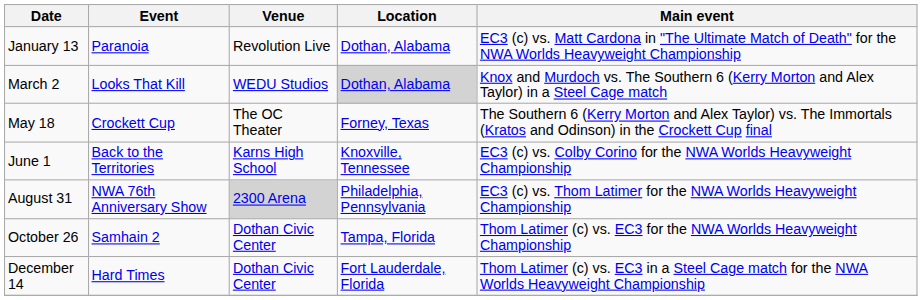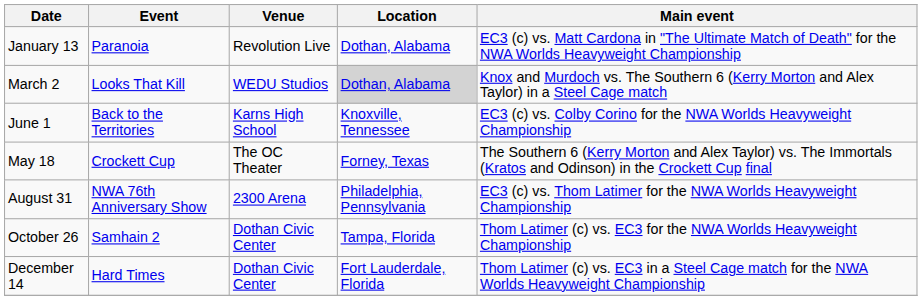rows swapped: (31, 122) <-> (29, 161)
(269, 199) lightgrey background -> (269, 199) no background
